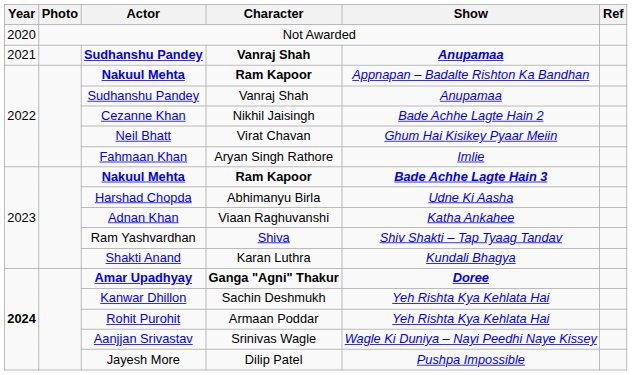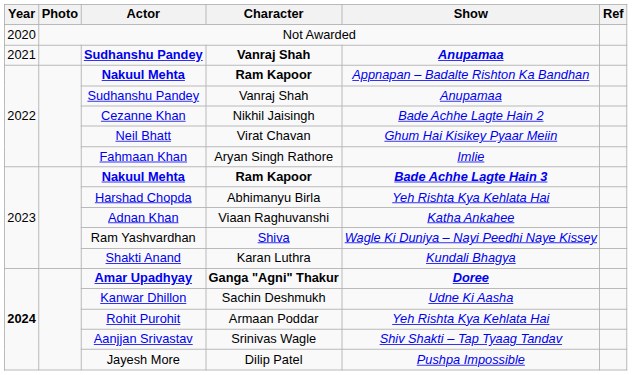(471, 197) Udne Ki Aasha -> (471, 197) Yeh Rishta Kya Kehlata Hai
(471, 237) Shiv Shakti – Tap Tyaag Tandav -> (471, 237) Wagle Ki Duniya – Nayi Peedhi Naye Kissey
(471, 298) Yeh Rishta Kya Kehlata Hai -> (471, 298) Udne Ki Aasha
(471, 339) Wagle Ki Duniya – Nayi Peedhi Naye Kissey -> (471, 339) Shiv Shakti – Tap Tyaag Tandav
